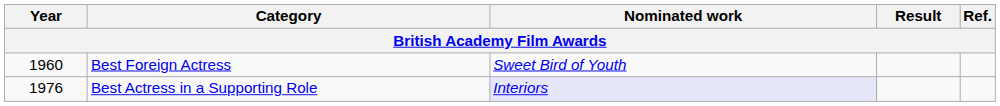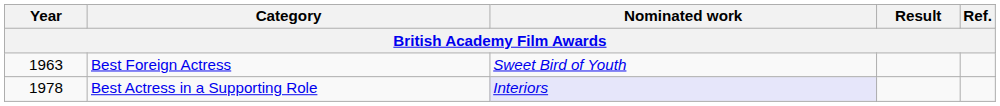(46, 64) 1960 -> (46, 64) 1963
(46, 88) 1976 -> (46, 88) 1978
